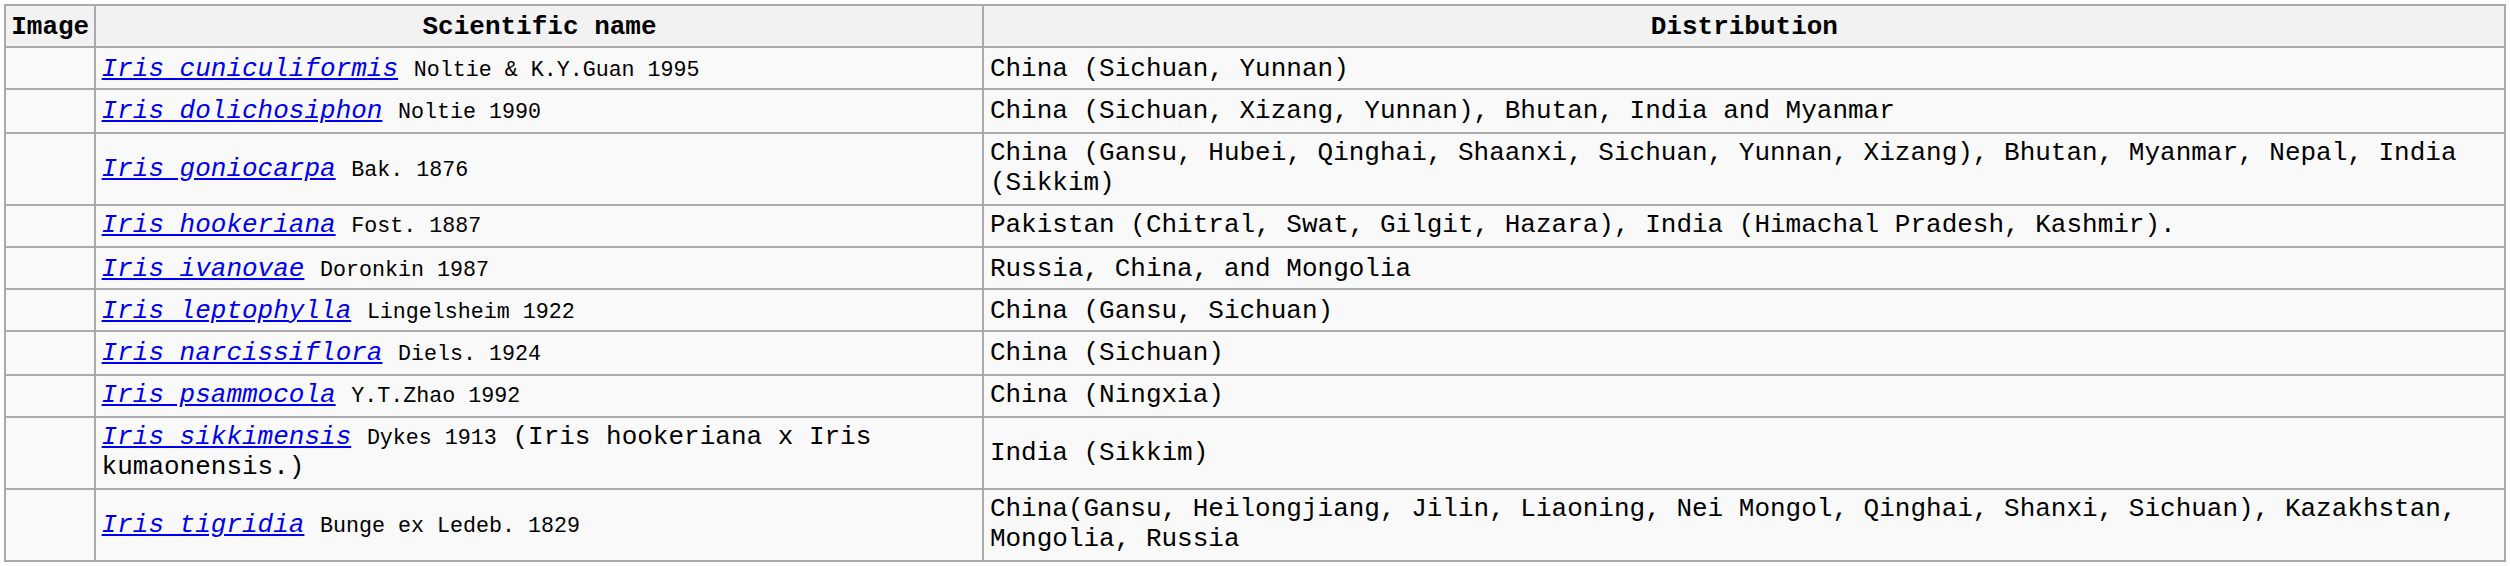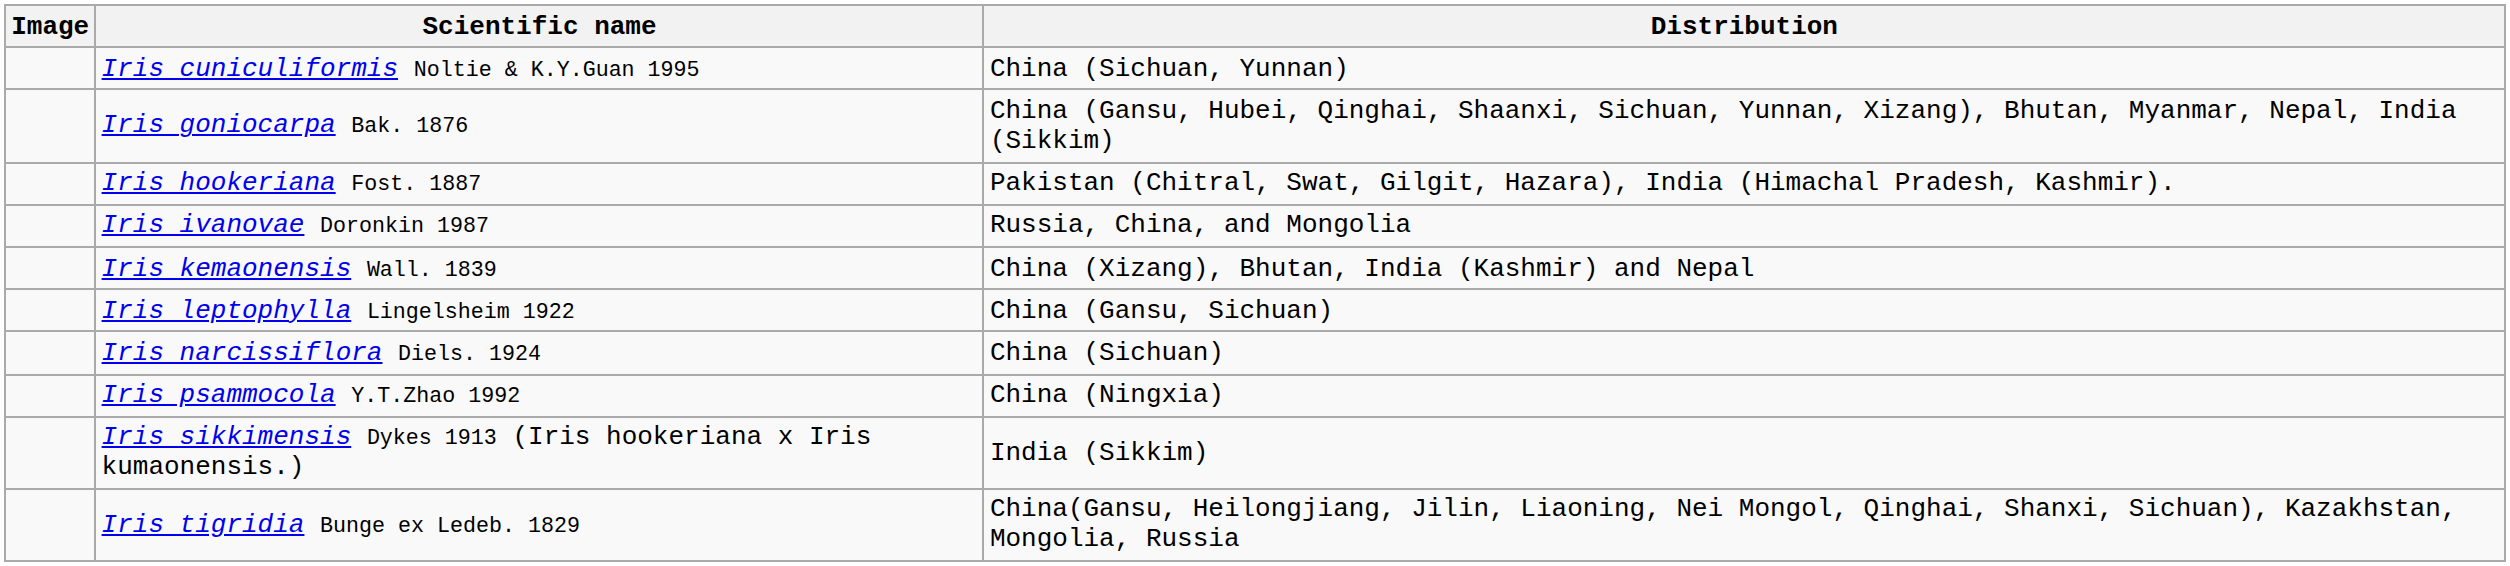- row: (321, 111)
+ row: (299, 268)
